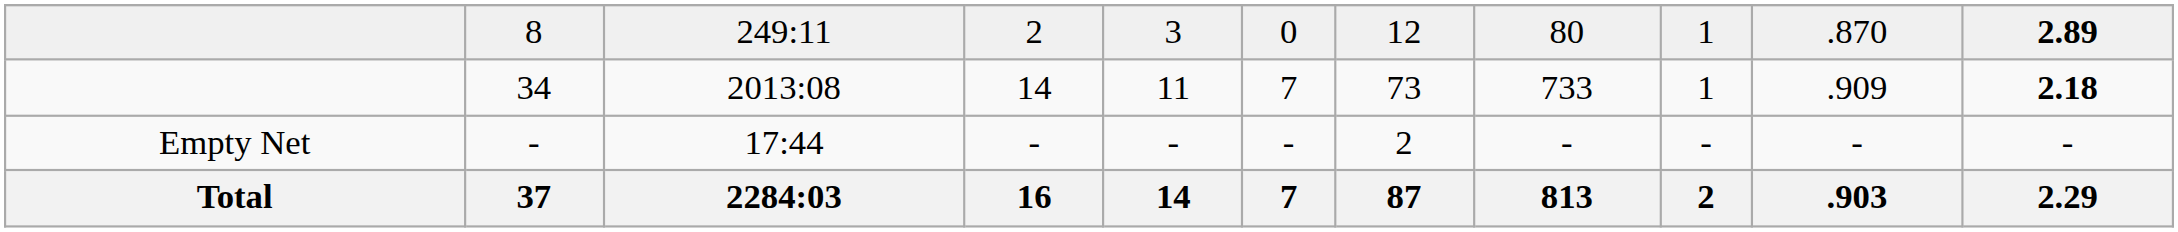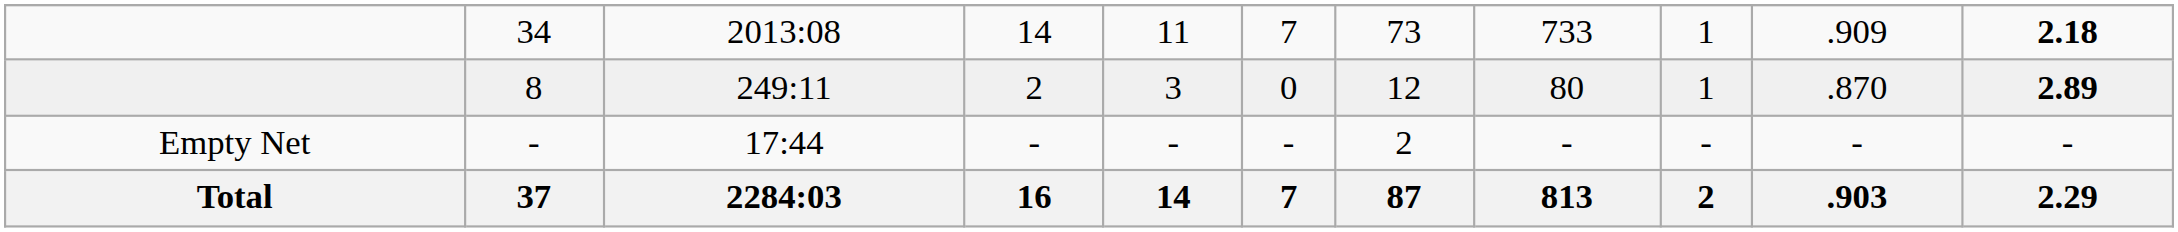rows swapped: (534, 87) <-> (534, 32)
